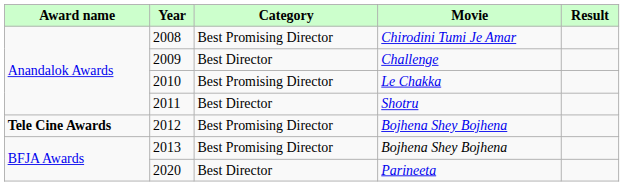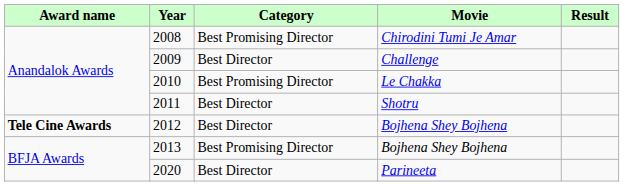(265, 125) Best Promising Director -> (235, 125) Best Director
